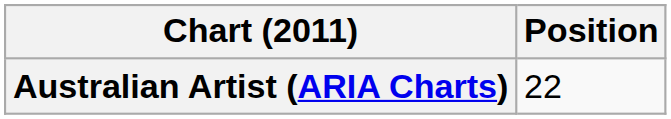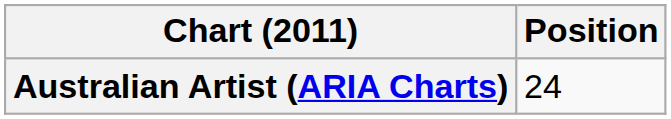(543, 85) 22 -> (543, 85) 24
